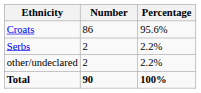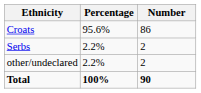columns swapped: (109, 12) <-> (167, 12)
